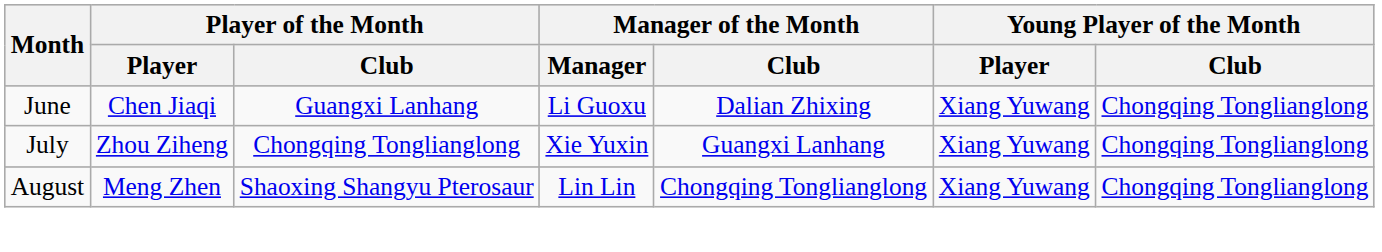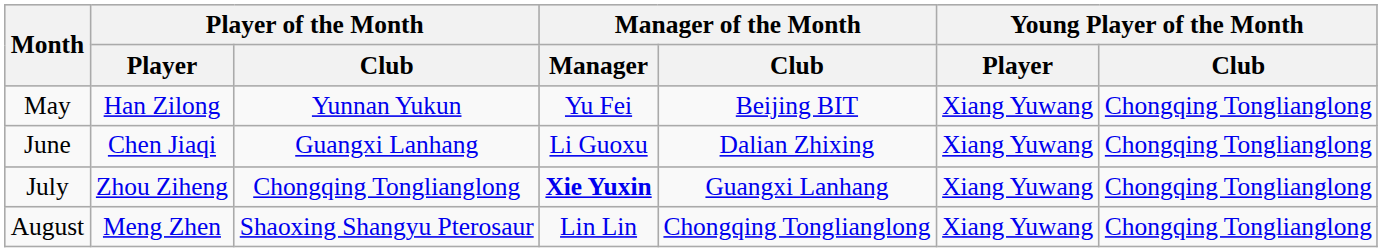+ row: (47, 105)
(597, 145) normal -> (599, 186) bold
